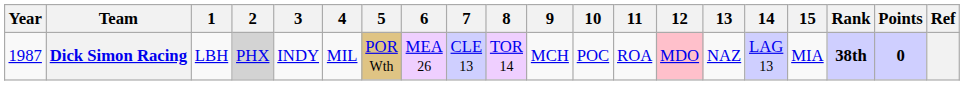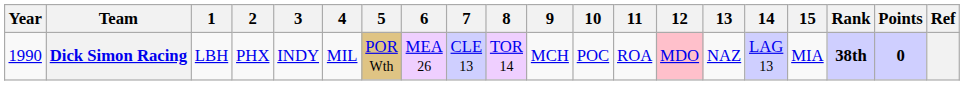(25, 56) 1987 -> (25, 56) 1990
(253, 56) lightgrey background -> (253, 56) no background
